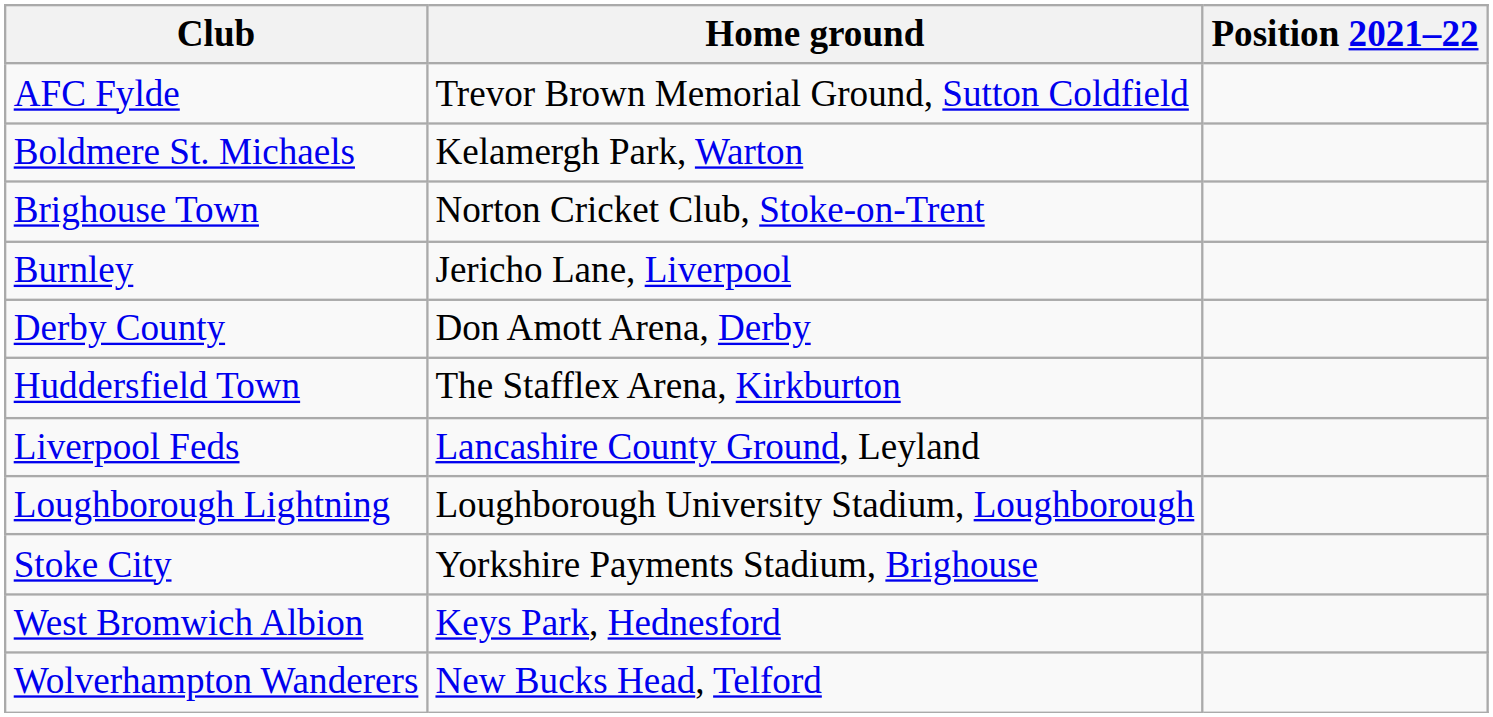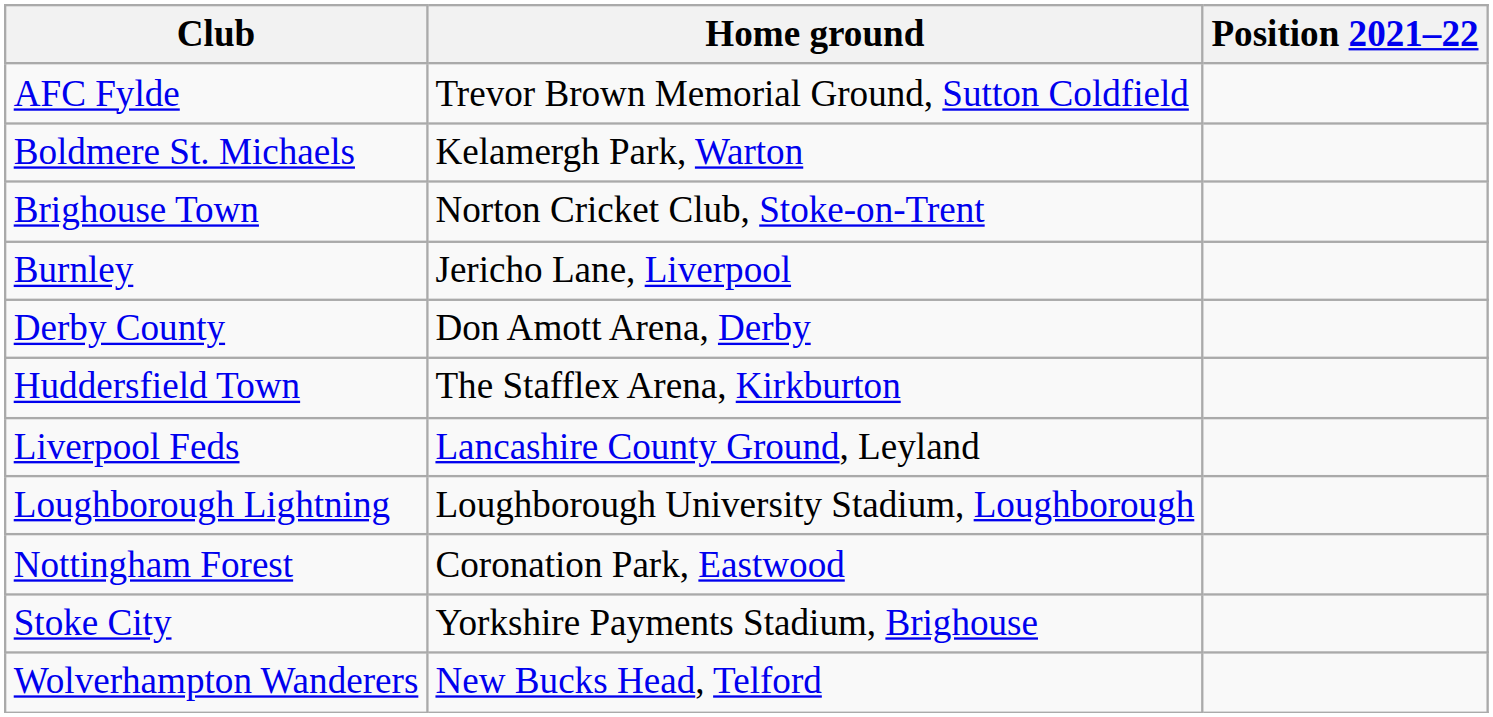+ row: (153, 563)
- row: (189, 622)
